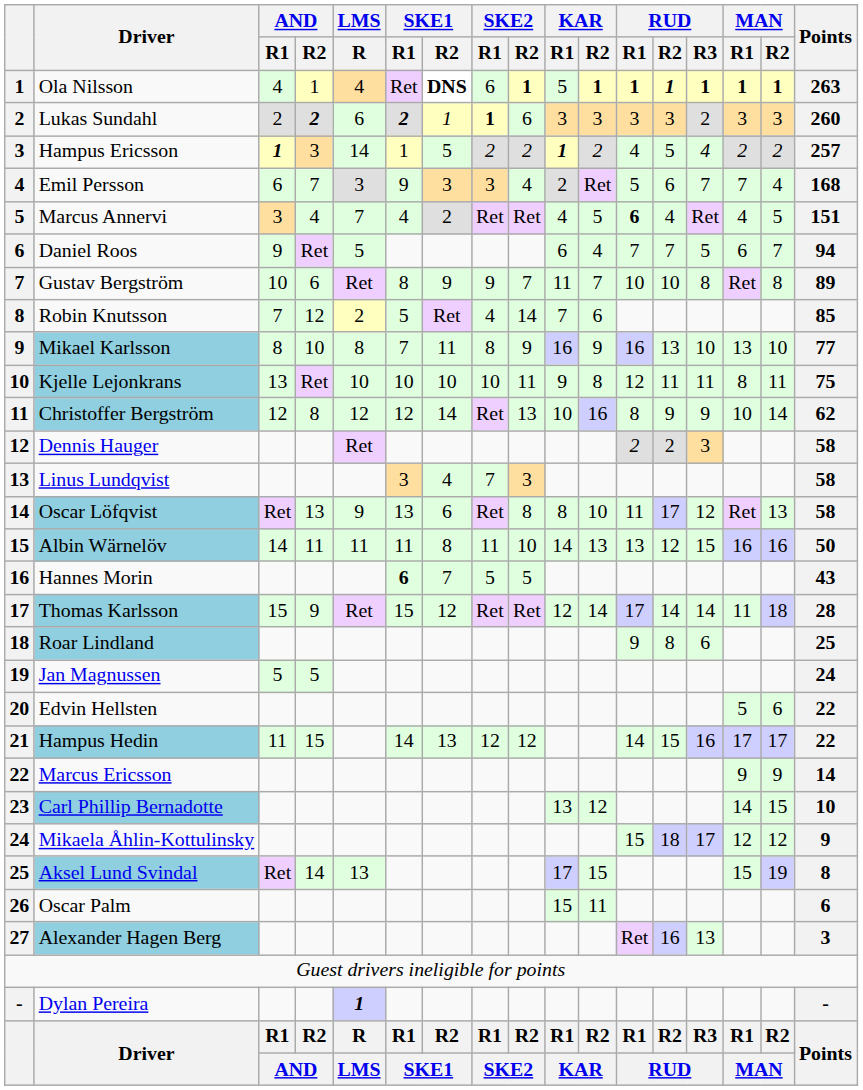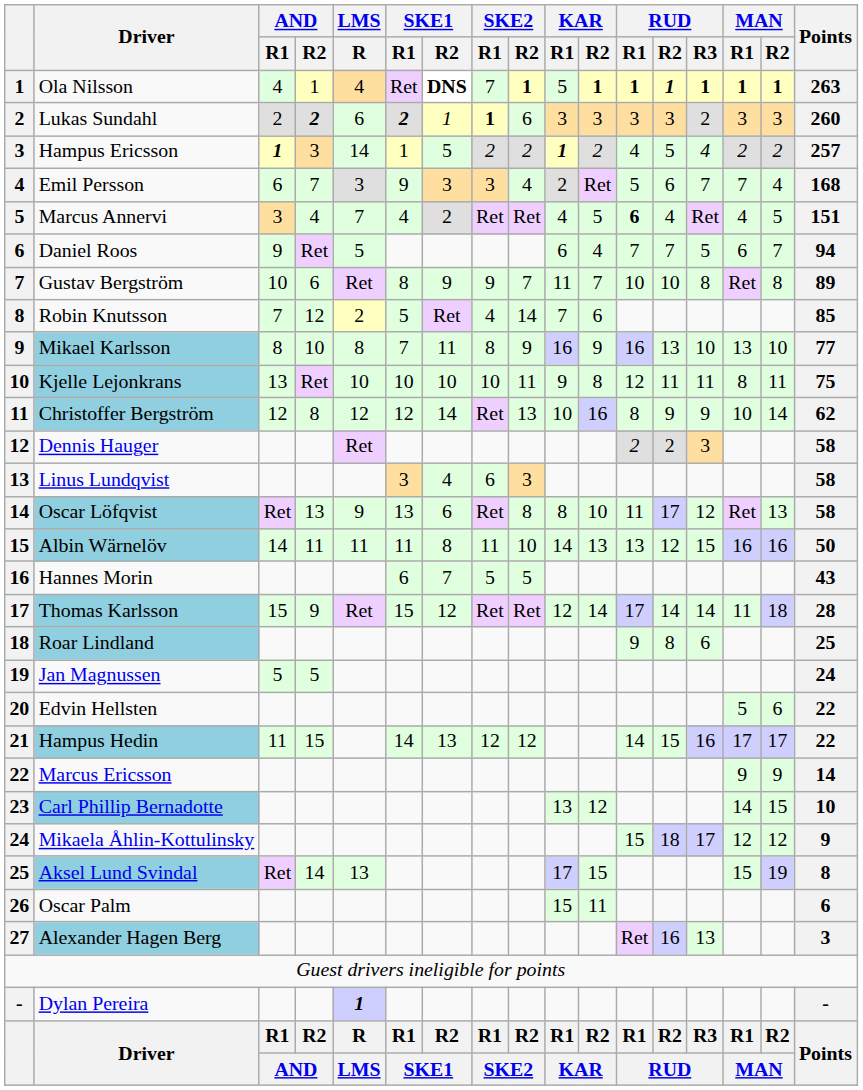(490, 85) 6 -> (490, 85) 7
(490, 479) 7 -> (490, 479) 6
(404, 577) bold -> (404, 577) normal
